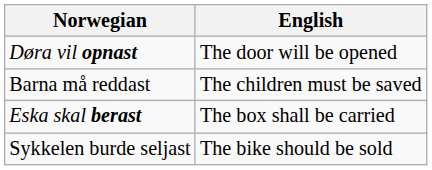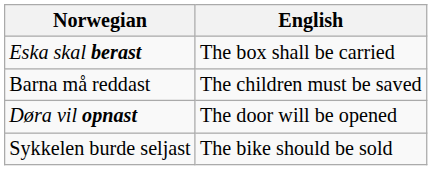rows swapped: (75, 116) <-> (73, 52)
